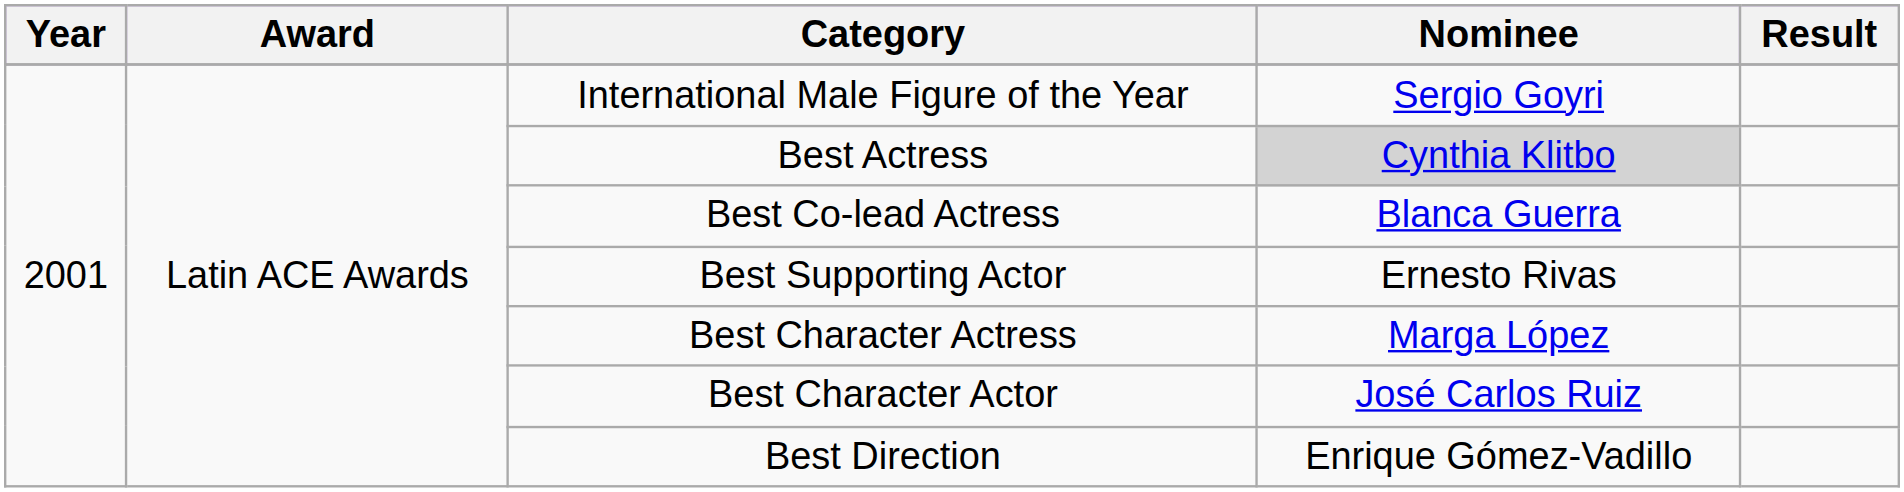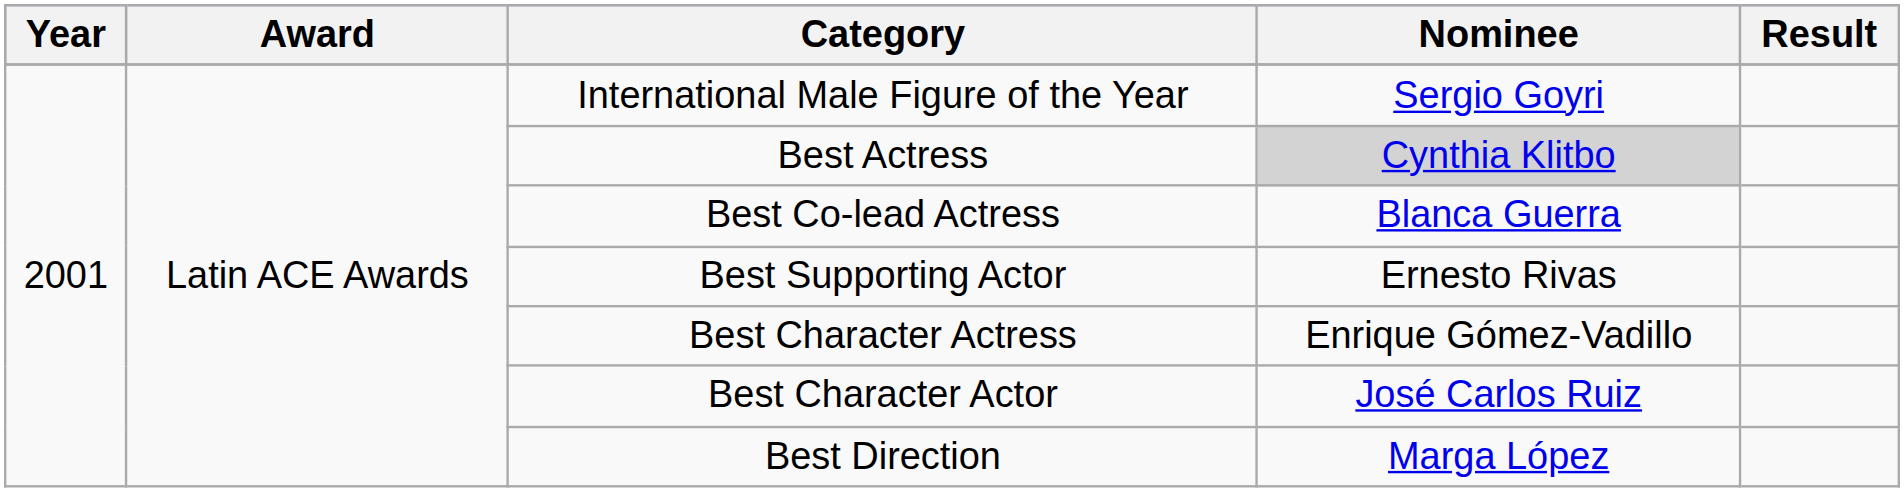(1499, 335) Marga López -> (1499, 335) Enrique Gómez-Vadillo
(1499, 455) Enrique Gómez-Vadillo -> (1499, 455) Marga López
